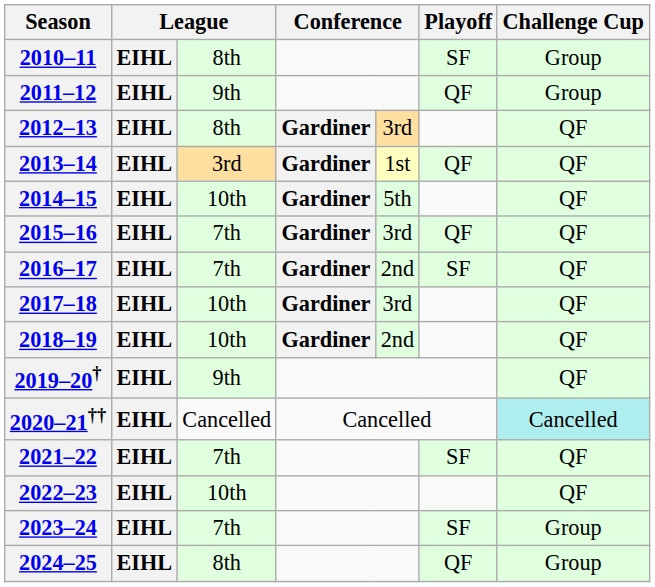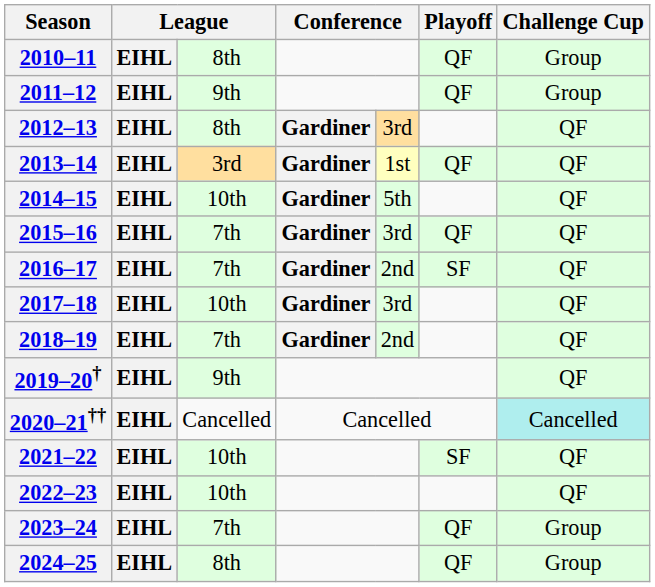(458, 57) SF -> (458, 57) QF
(227, 339) 10th -> (227, 339) 7th
(227, 457) 7th -> (227, 457) 10th
(458, 527) SF -> (458, 527) QF
